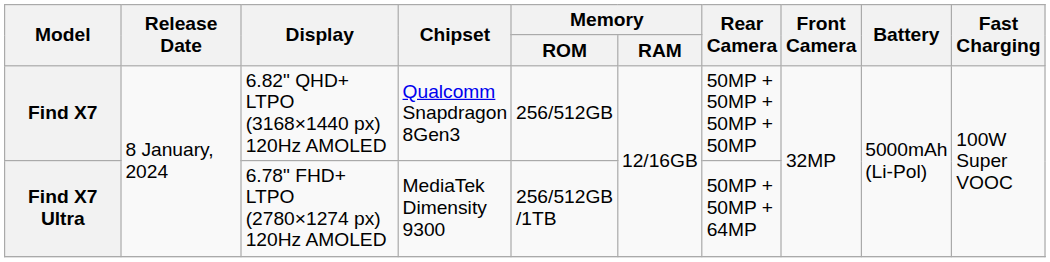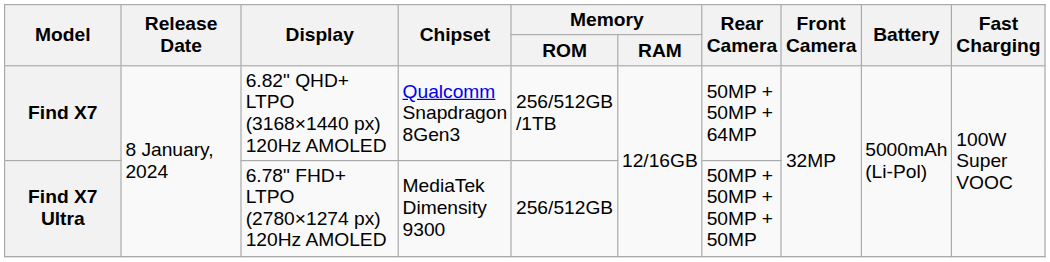(565, 113) 256/512GB -> (565, 113) 256/512GB /1TB
(740, 113) 50MP + 50MP + 50MP + 50MP -> (740, 113) 50MP + 50MP + 64MP
(565, 208) 256/512GB /1TB -> (565, 208) 256/512GB
(740, 208) 50MP + 50MP + 64MP -> (740, 208) 50MP + 50MP + 50MP + 50MP
